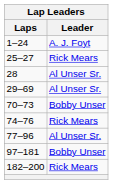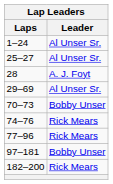(70, 43) A. J. Foyt -> (75, 43) Al Unser Sr.
(73, 58) Rick Mears -> (75, 58) Al Unser Sr.
(75, 74) Al Unser Sr. -> (70, 74) A. J. Foyt
(75, 136) Al Unser Sr. -> (73, 136) Rick Mears
